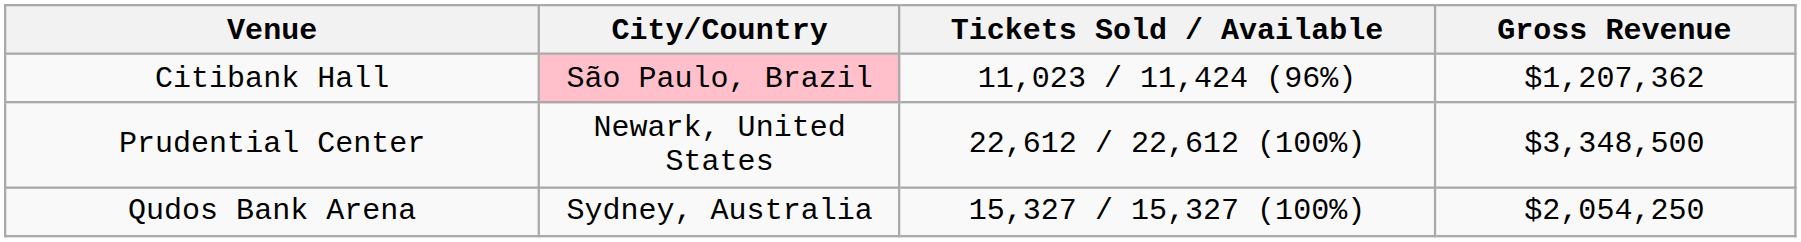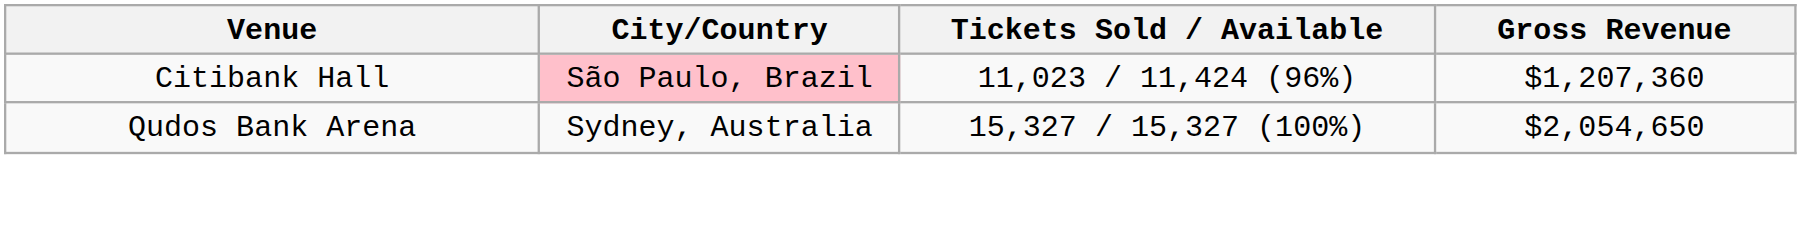(1614, 79) $1,207,362 -> (1614, 79) $1,207,360
- row: (272, 145)
(1614, 211) $2,054,250 -> (1614, 128) $2,054,650
